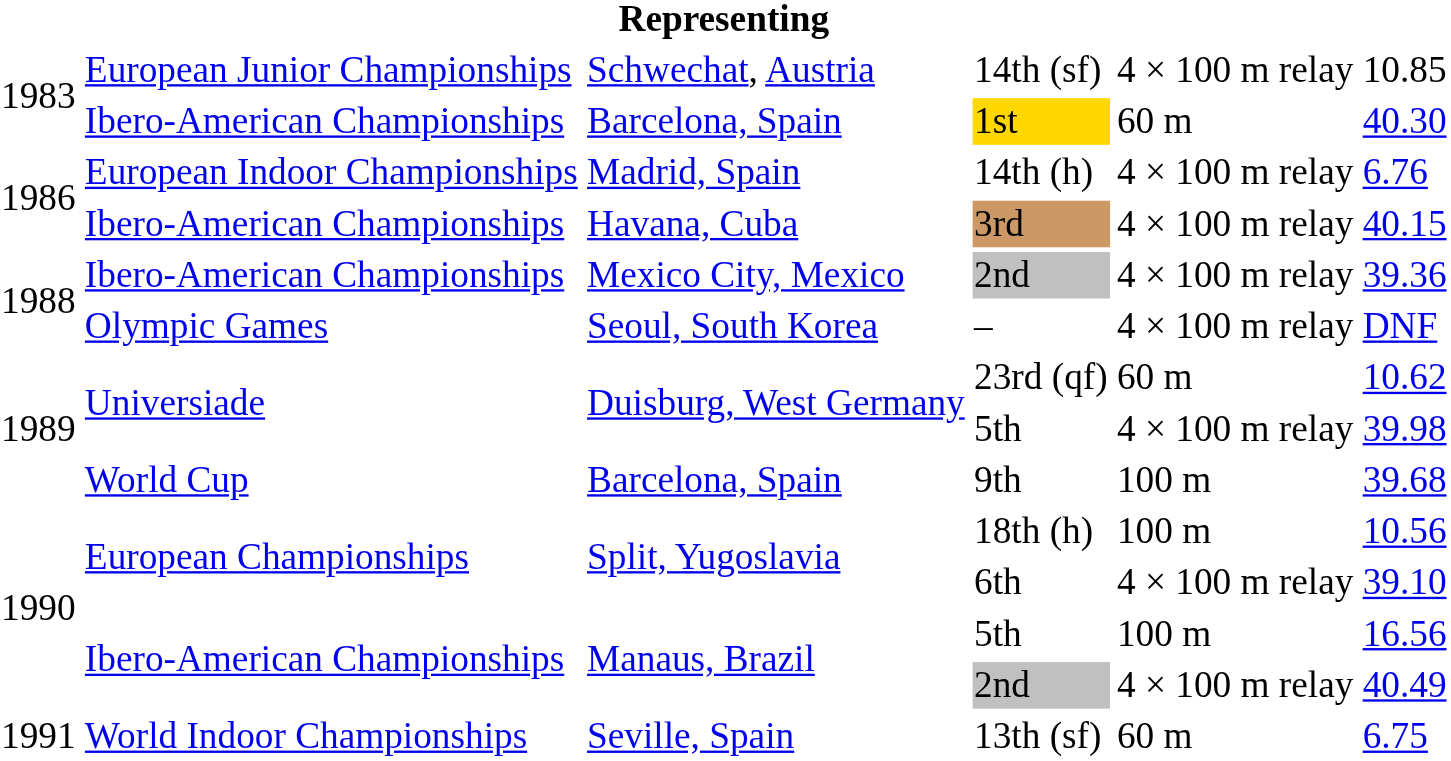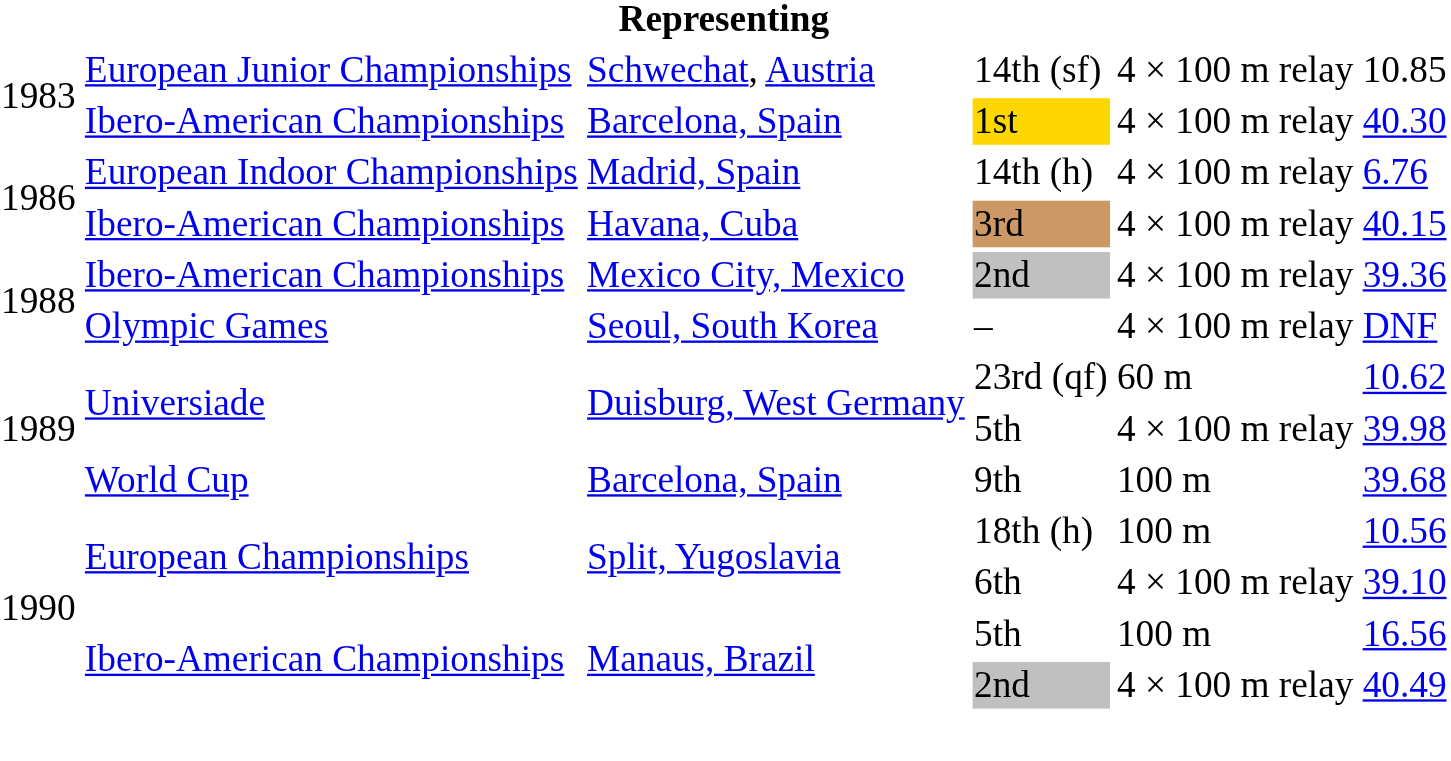(1155, 120) 60 m -> (1235, 120) 4 × 100 m relay
- row: (691, 735)
